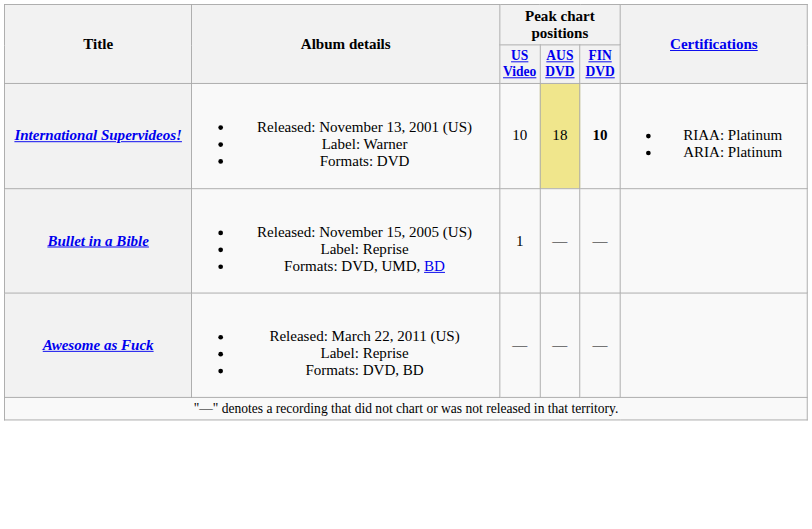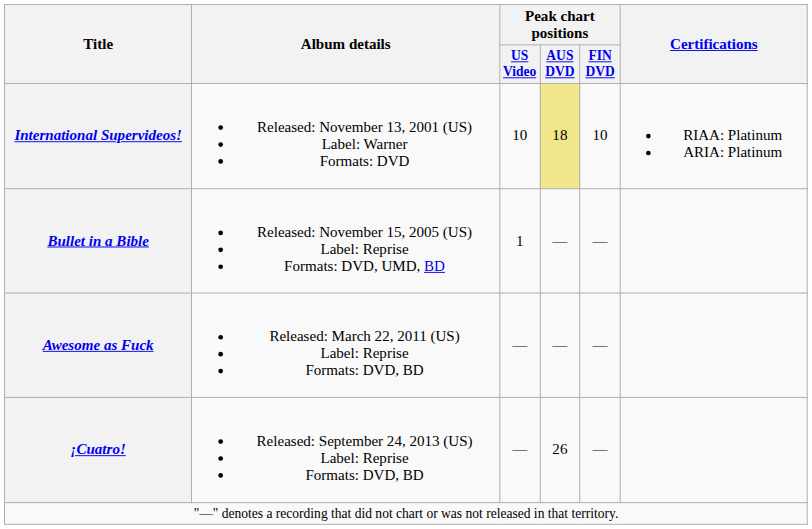(600, 135) bold -> (600, 135) normal
+ row: (98, 450)
